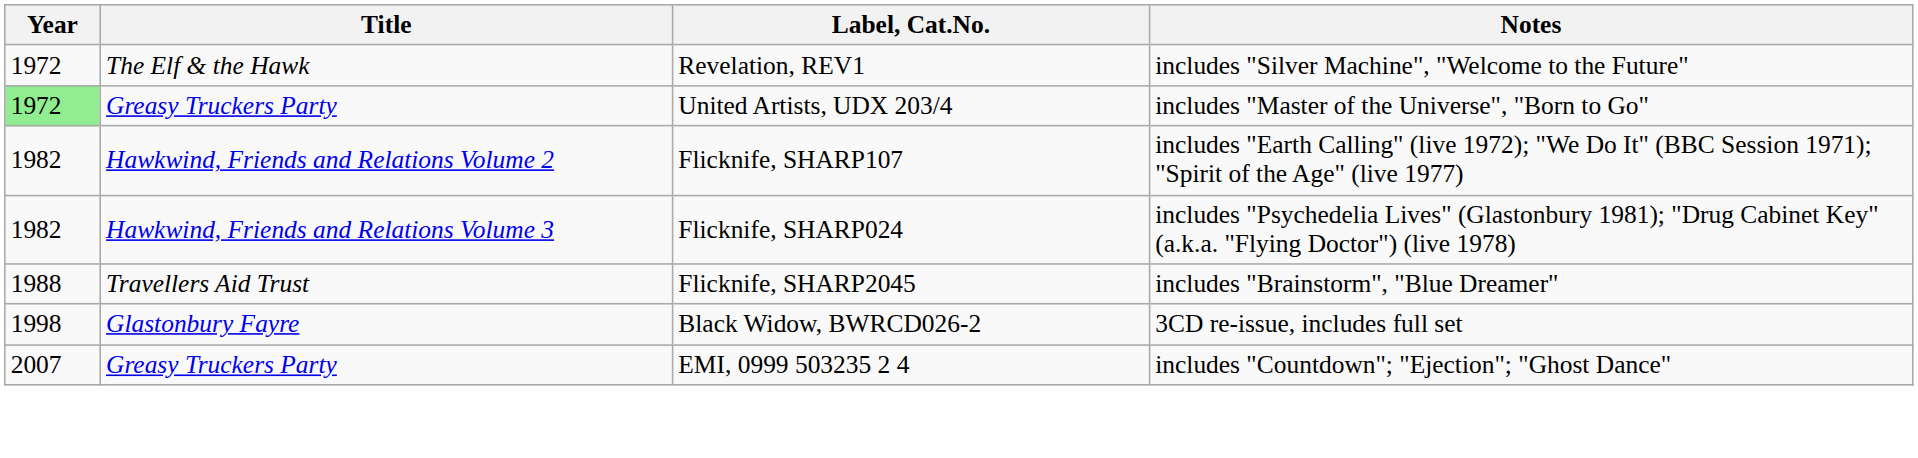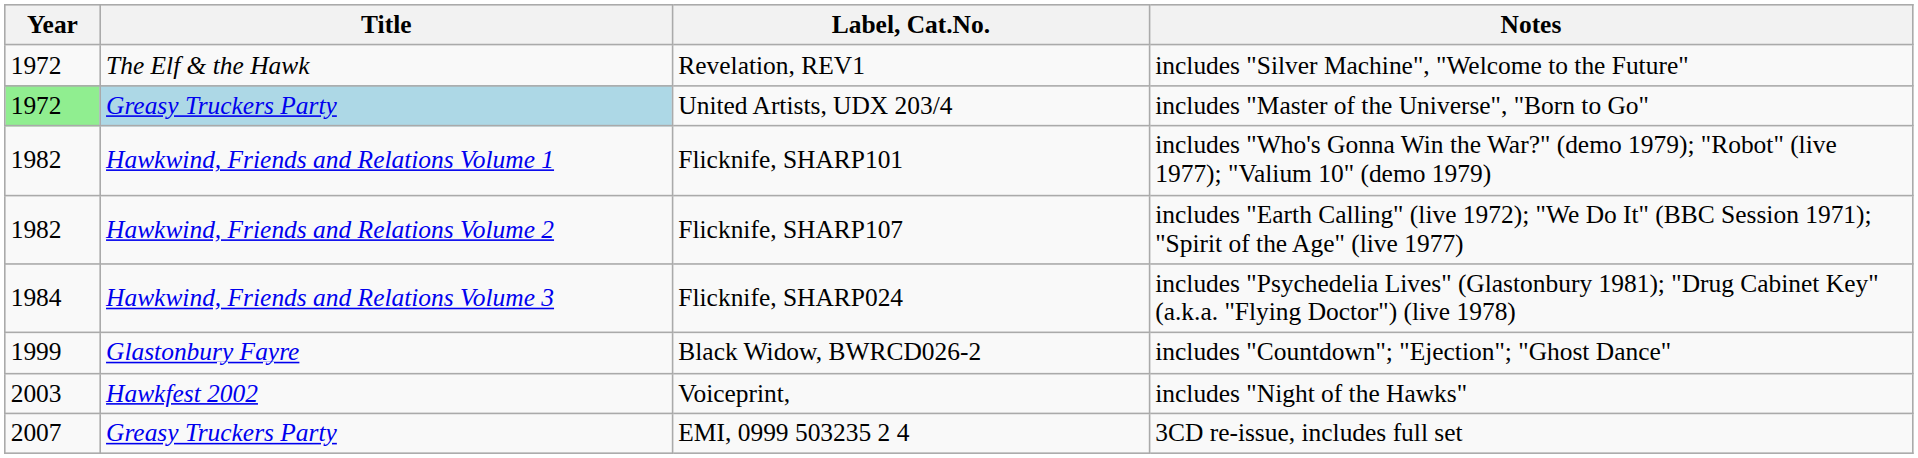(221, 105) no background -> (221, 105) lightblue background
+ row: (791, 160)
(36, 228) 1982 -> (36, 297) 1984
- row: (797, 283)
(36, 323) 1998 -> (36, 352) 1999
(1309, 323) 3CD re-issue, includes full set -> (1413, 352) includes "Countdown"; "Ejection"; "Ghost Dance"
+ row: (734, 392)
(1413, 364) includes "Countdown"; "Ejection"; "Ghost Dance" -> (1309, 433) 3CD re-issue, includes full set
